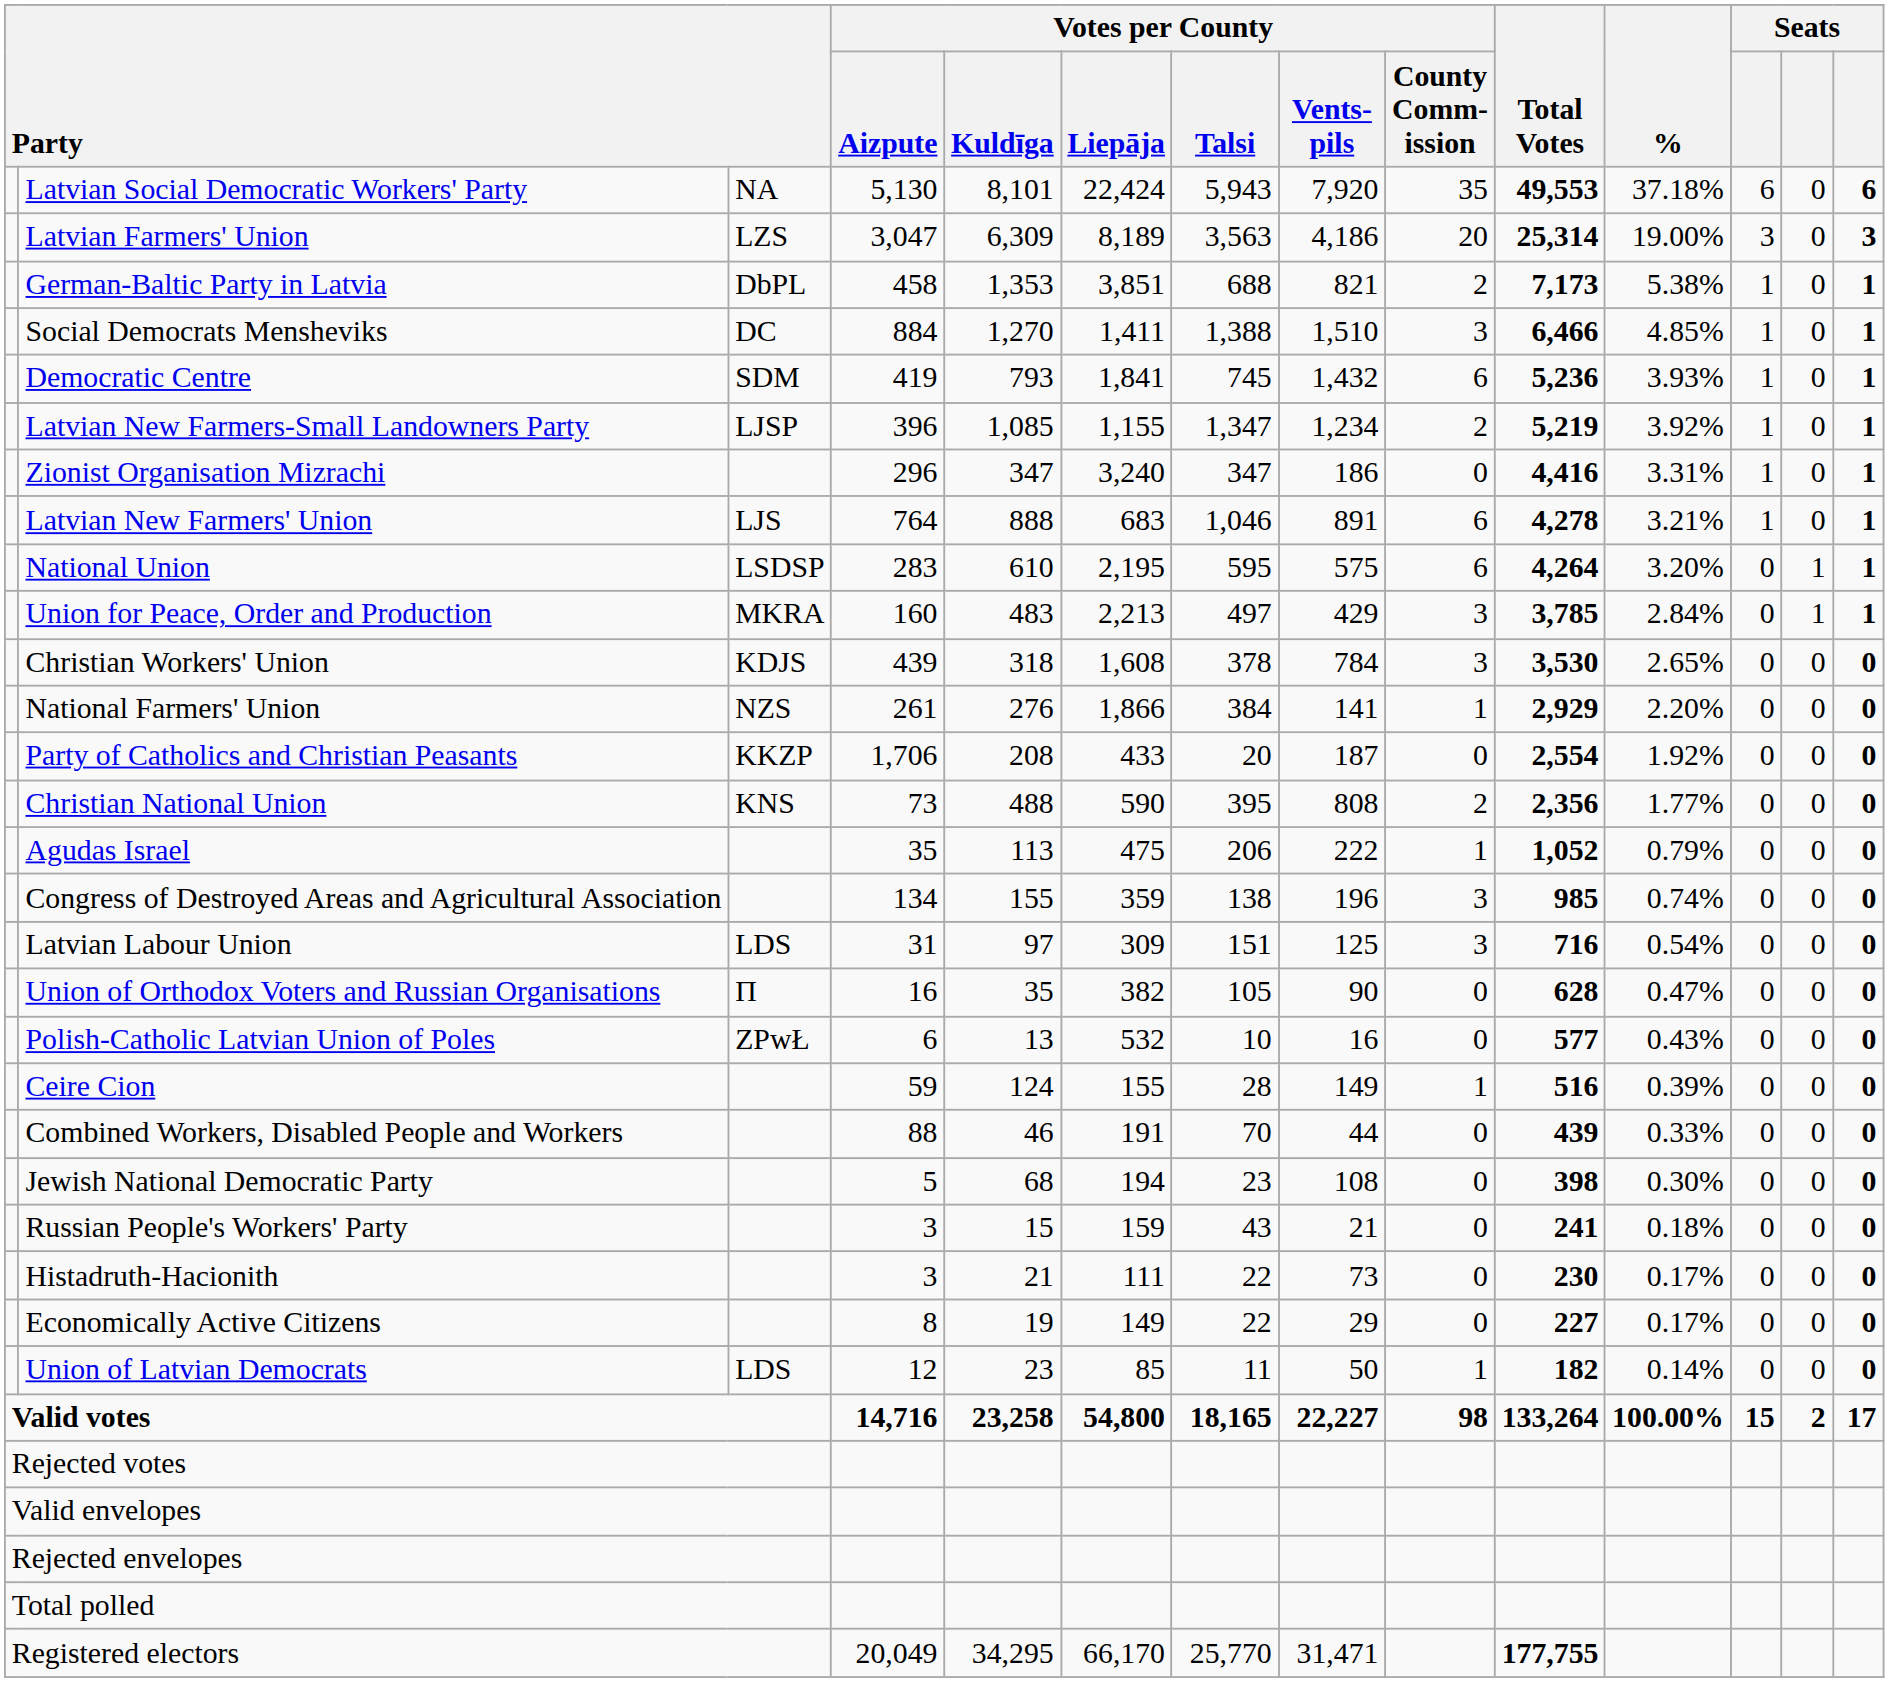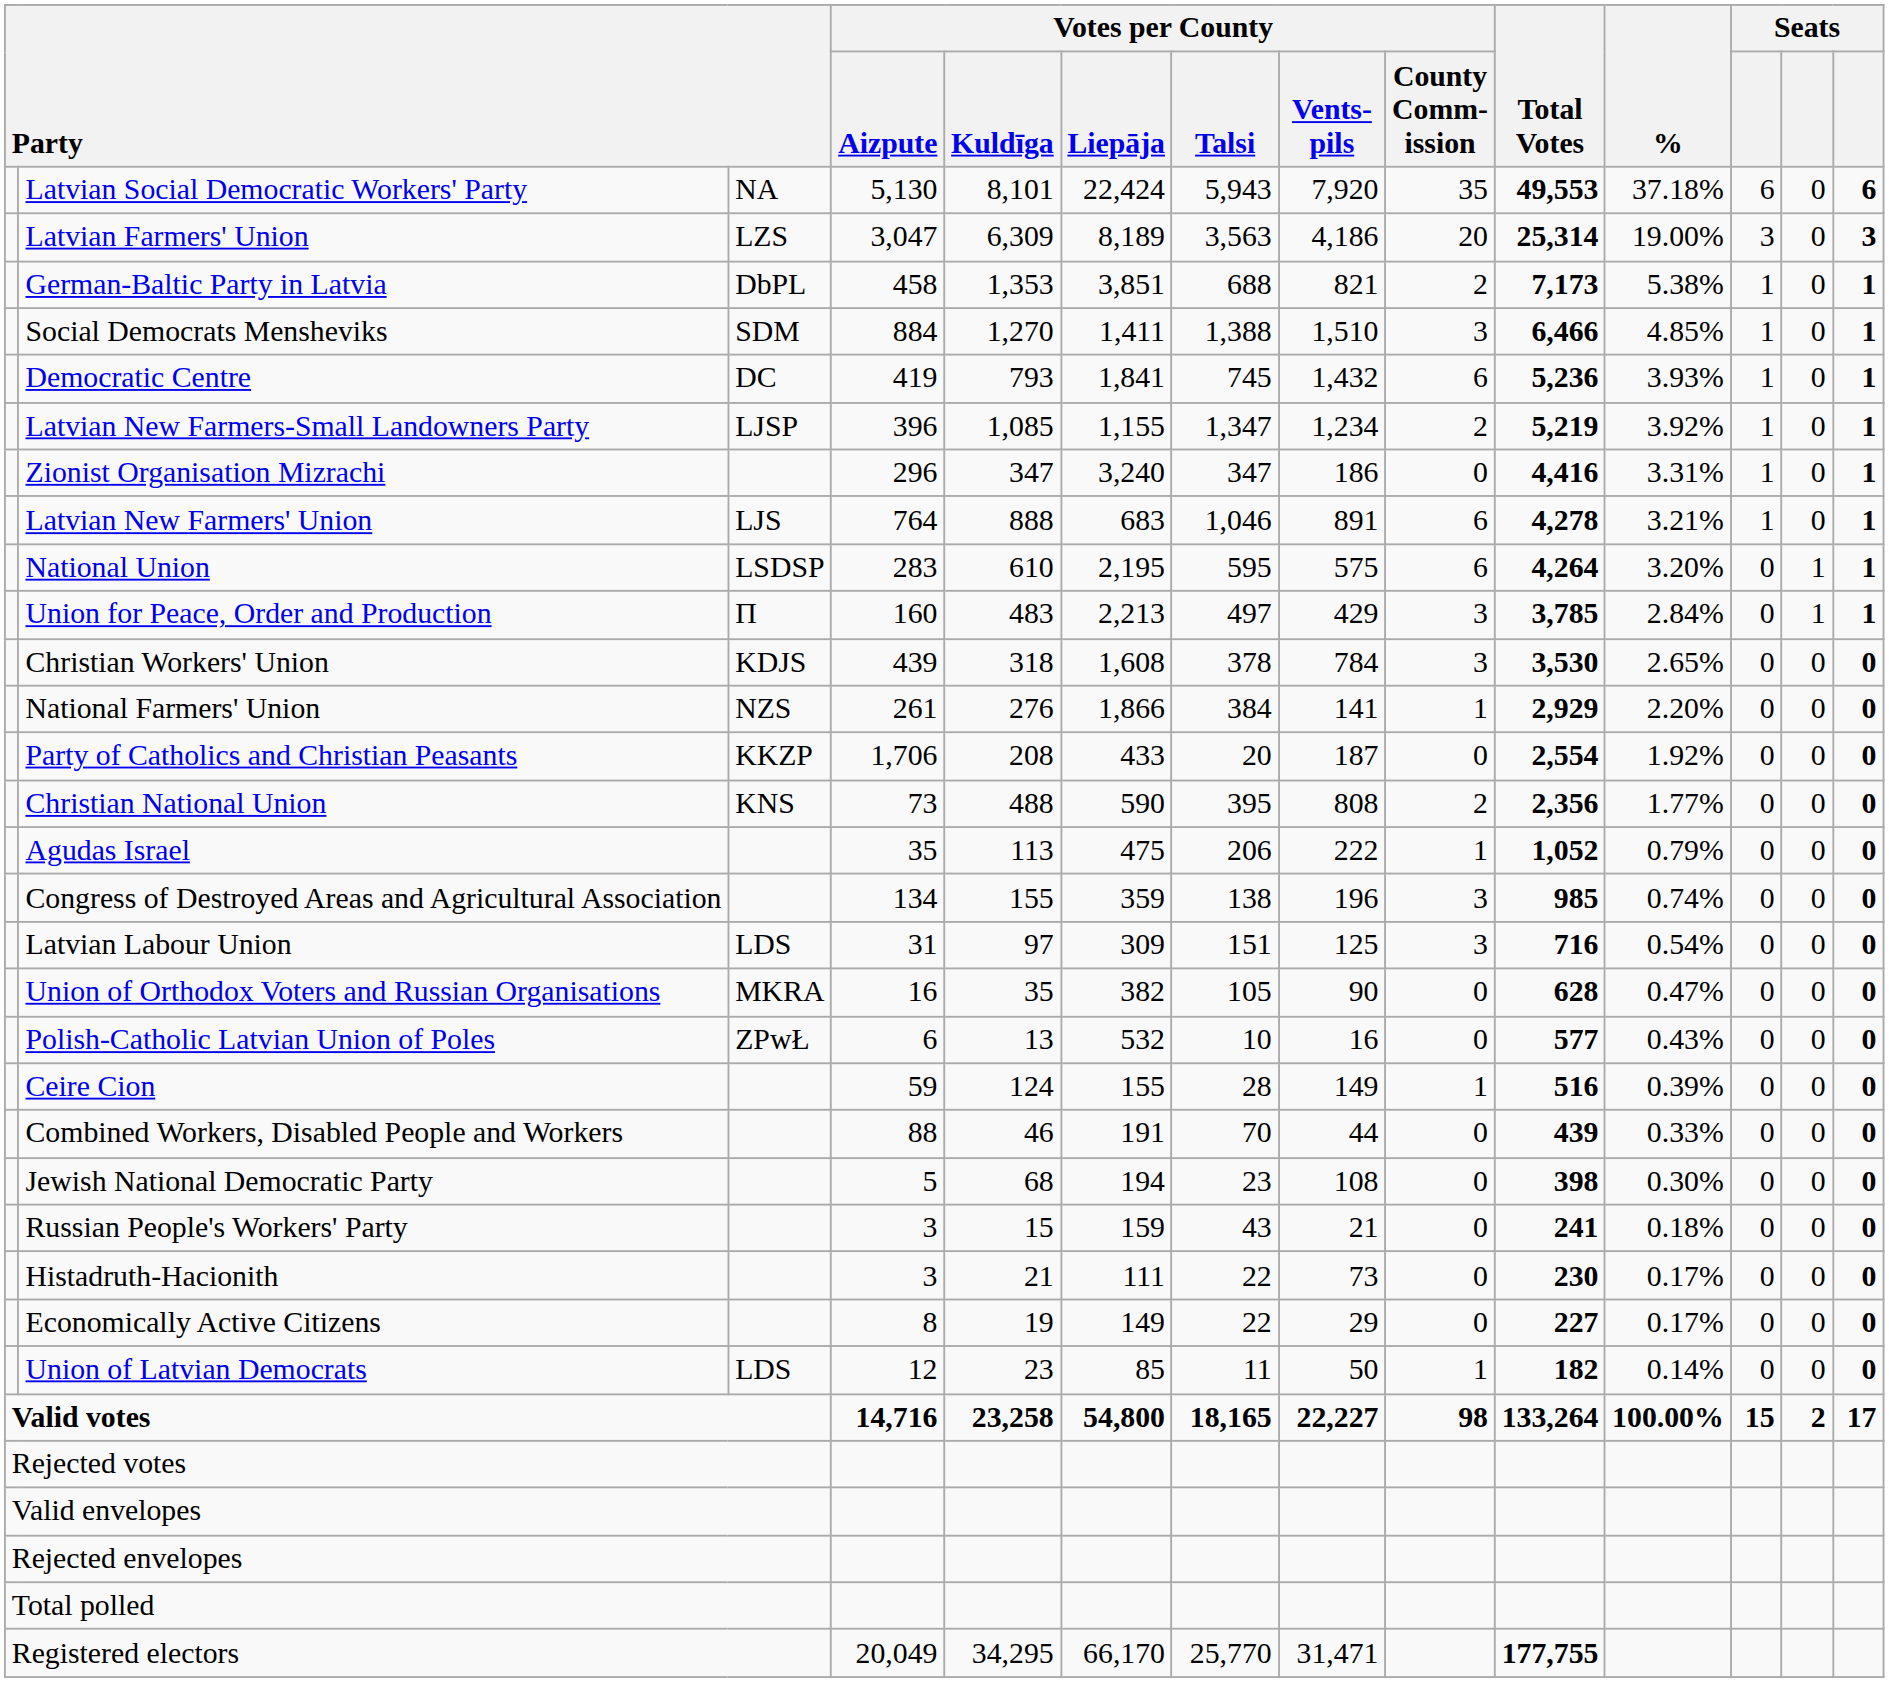(756, 331) DC -> (767, 331) SDM
(767, 378) SDM -> (756, 378) DC
(780, 614) MKRA -> (746, 614) П
(746, 991) П -> (780, 991) MKRA
